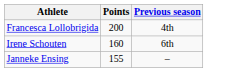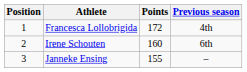+ column: (24, 12)
(116, 28) 200 -> (155, 28) 172
